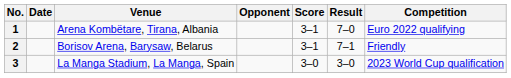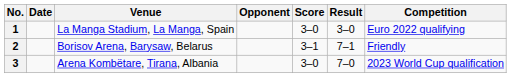(138, 30) Arena Kombëtare, Tirana, Albania -> (146, 30) La Manga Stadium, La Manga, Spain
(310, 30) 3–1 -> (310, 30) 3–0
(346, 30) 7–0 -> (346, 30) 3–0
(146, 64) La Manga Stadium, La Manga, Spain -> (138, 64) Arena Kombëtare, Tirana, Albania
(346, 64) 3–0 -> (346, 64) 7–0
